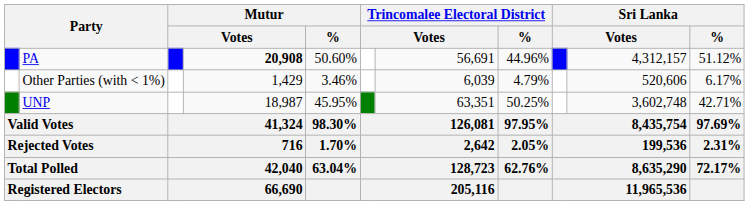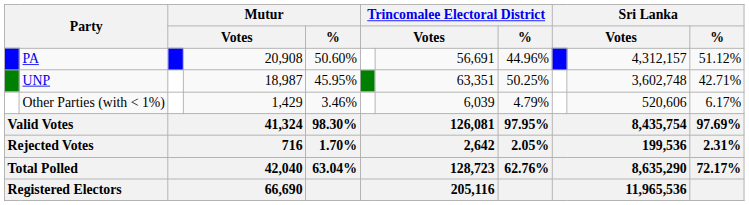(284, 59) bold -> (284, 59) normal
rows swapped: (36, 102) <-> (94, 80)
